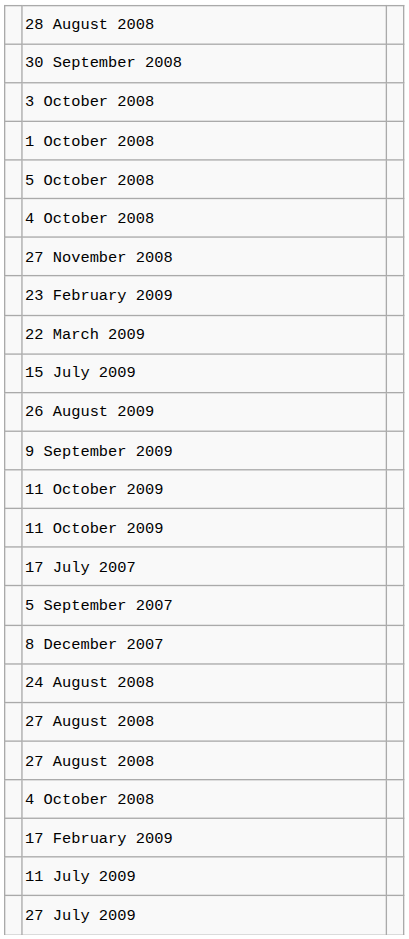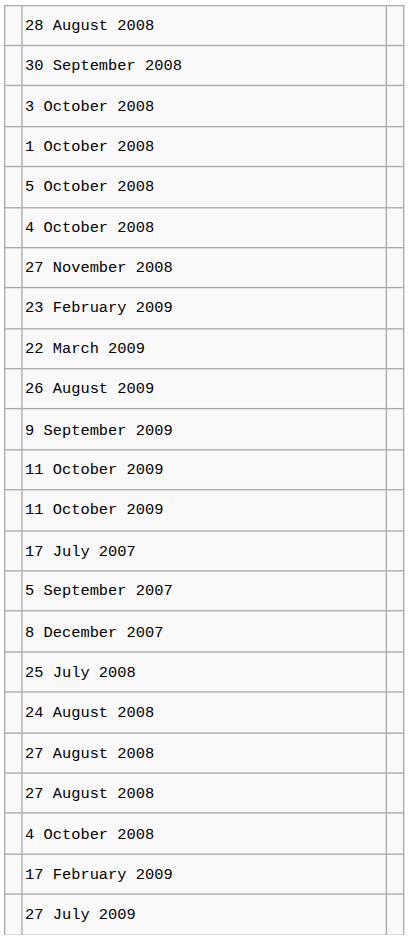- row: (13, 373)
+ row: (13, 672)
- row: (13, 877)
